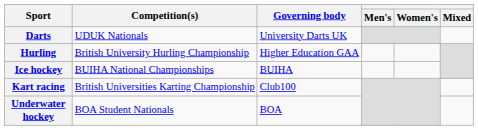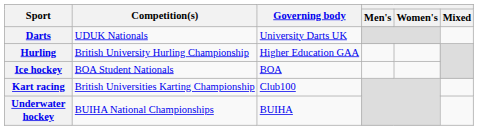(144, 69) BUIHA National Championships -> (124, 69) BOA Student Nationals
(276, 69) BUIHA -> (271, 69) BOA
(124, 110) BOA Student Nationals -> (144, 110) BUIHA National Championships
(271, 110) BOA -> (276, 110) BUIHA
